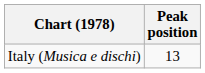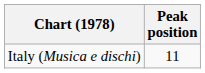(172, 56) 13 -> (172, 56) 11
